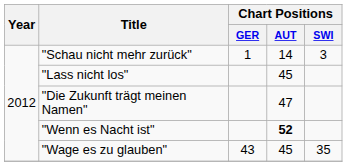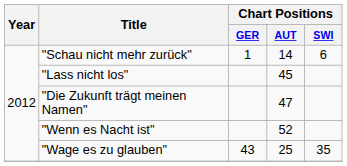(323, 55) 3 -> (323, 55) 6
(286, 130) bold -> (286, 130) normal
(286, 150) 45 -> (286, 150) 25
